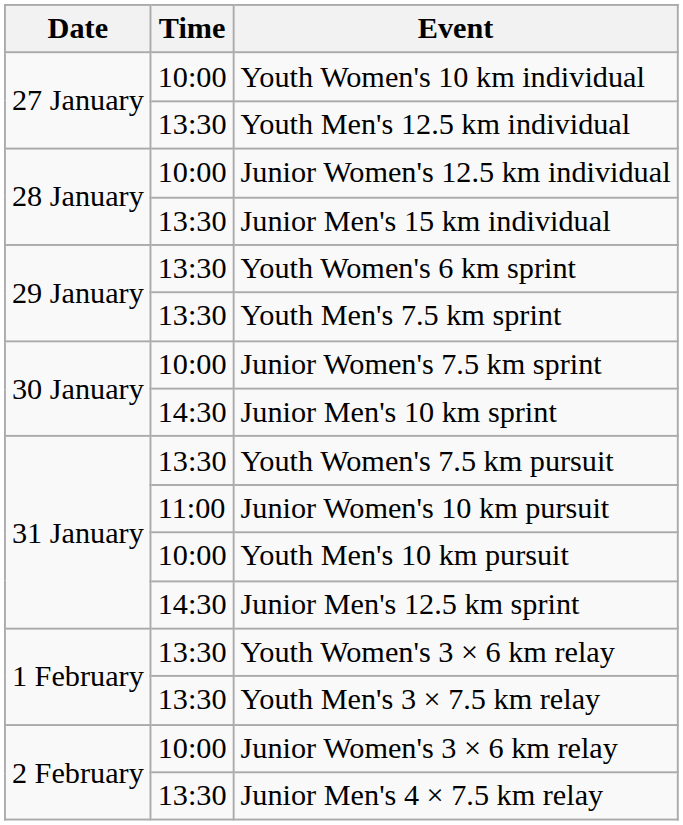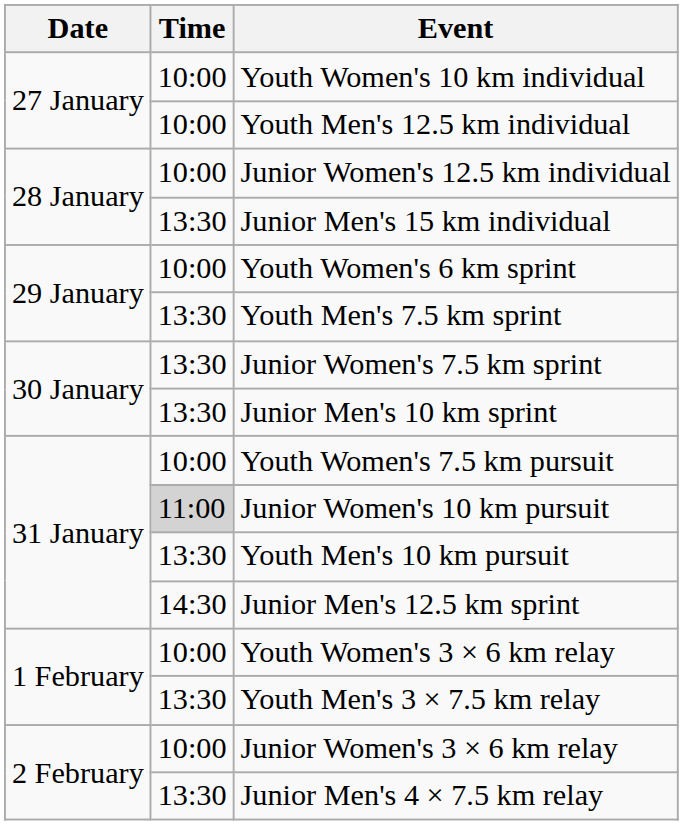(192, 124) 13:30 -> (192, 124) 10:00
(192, 268) 13:30 -> (192, 268) 10:00
(192, 364) 10:00 -> (192, 364) 13:30
(192, 412) 14:30 -> (192, 412) 13:30
(192, 460) 13:30 -> (192, 460) 10:00
(192, 508) no background -> (192, 508) lightgrey background
(192, 556) 10:00 -> (192, 556) 13:30
(192, 651) 13:30 -> (192, 651) 10:00
